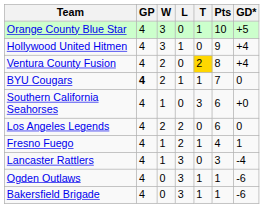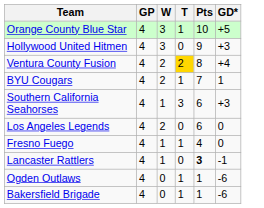- column: (185, 13)
(242, 47) +4 -> (224, 47) +3
(142, 81) bold -> (142, 81) normal
(239, 81) 0 -> (221, 81) 1
(242, 104) +0 -> (224, 104) +3
(239, 144) 1 -> (221, 144) 0
(217, 161) normal -> (199, 161) bold
(241, 161) -4 -> (223, 161) -1
